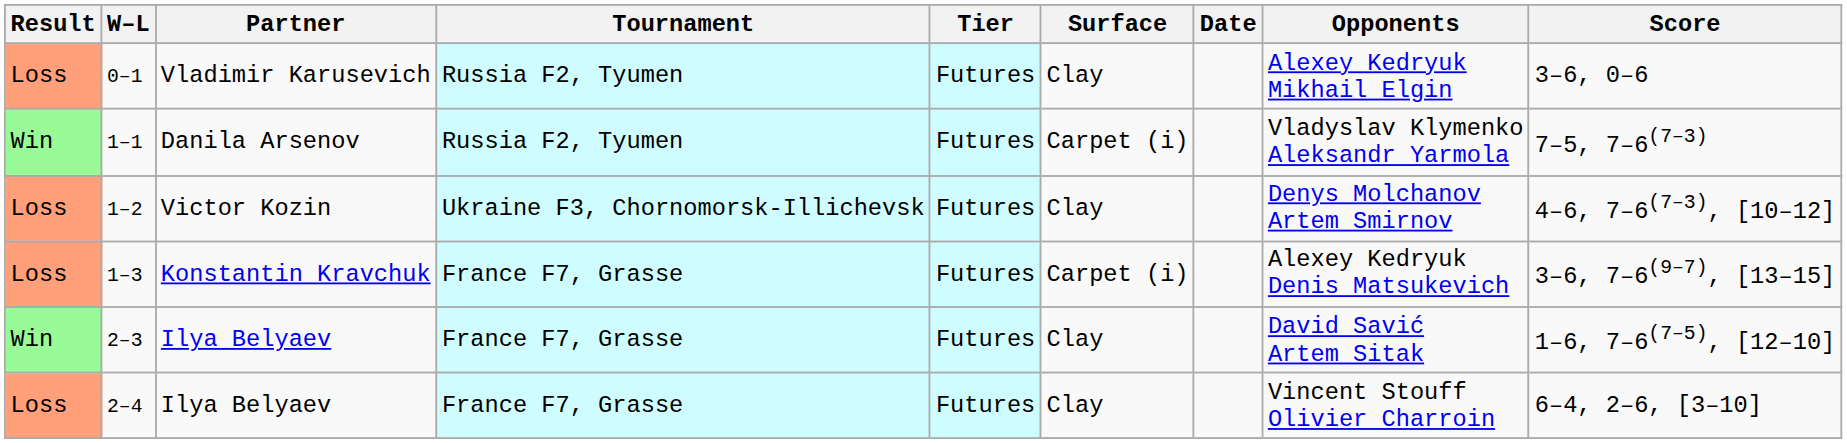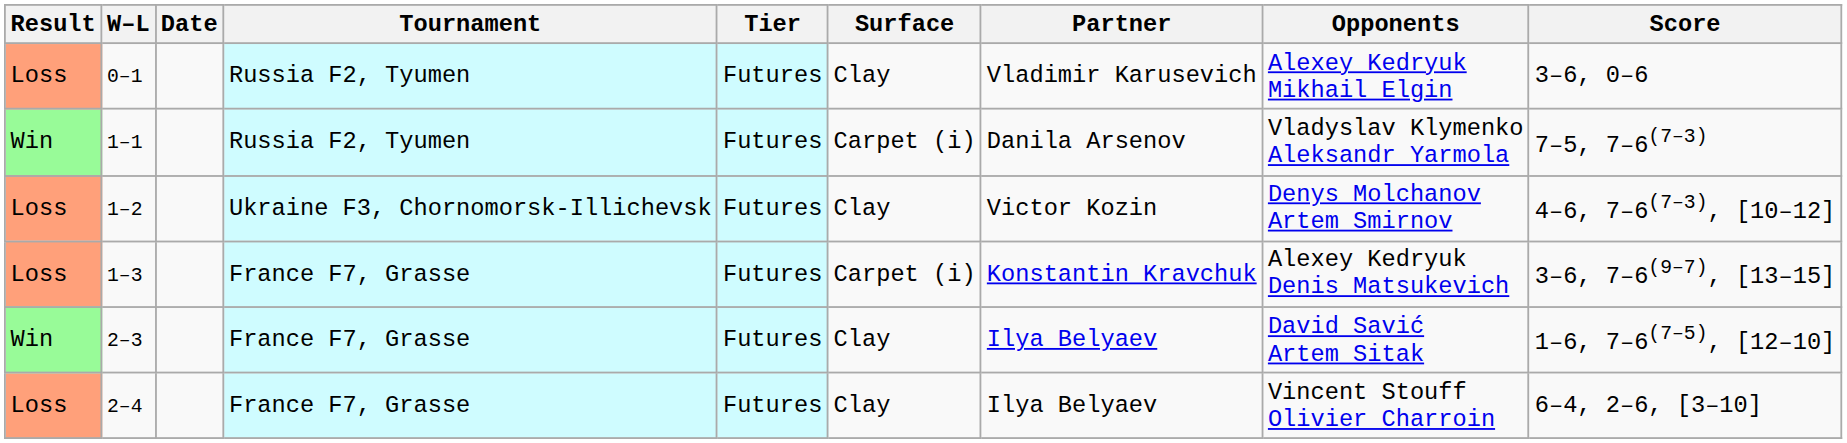columns swapped: (1228, 24) <-> (296, 24)
